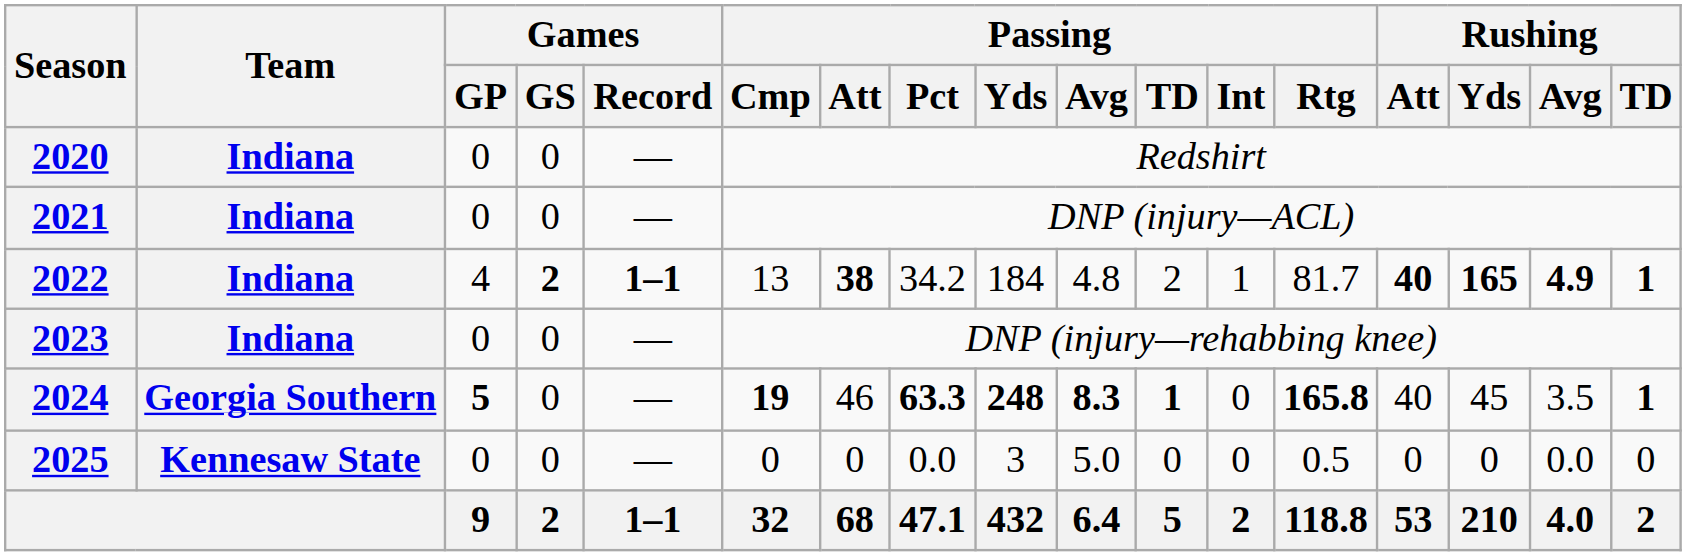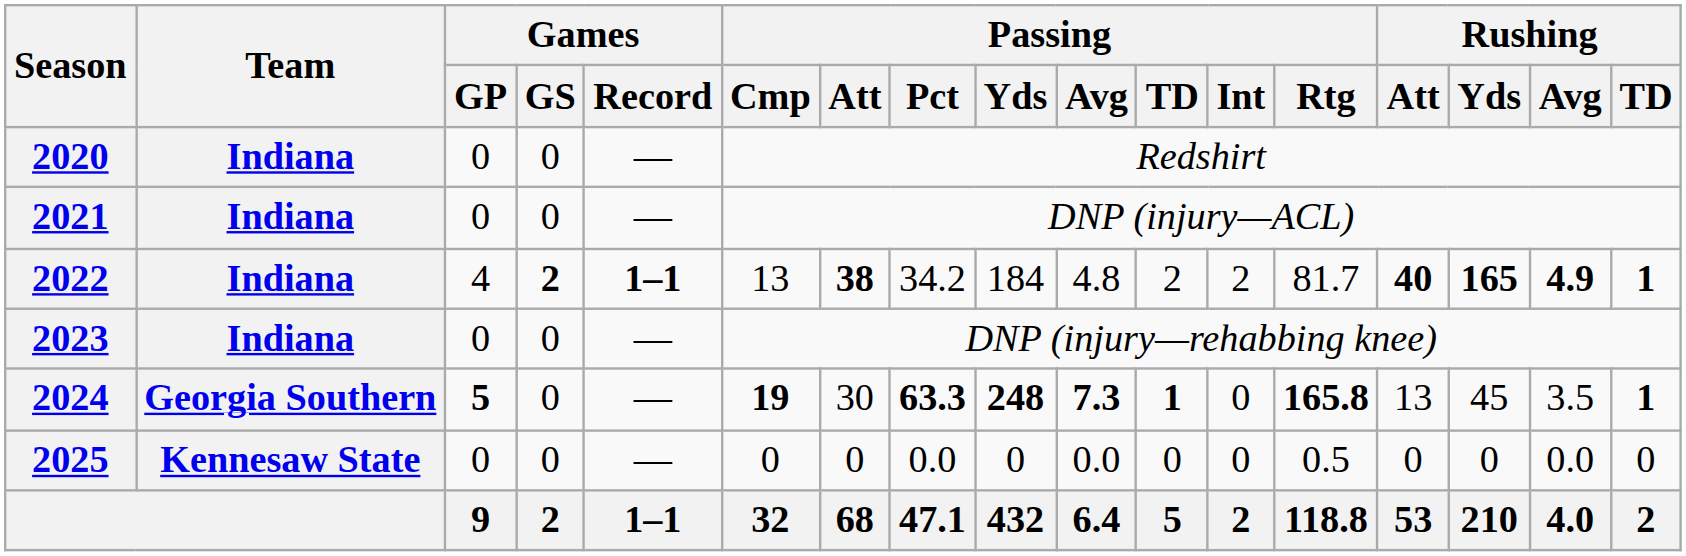(1241, 277) 1 -> (1241, 277) 2
(855, 398) 46 -> (855, 398) 30
(1096, 398) 8.3 -> (1096, 398) 7.3
(1413, 398) 40 -> (1413, 398) 13
(1015, 459) 3 -> (1015, 459) 0
(1096, 459) 5.0 -> (1096, 459) 0.0
